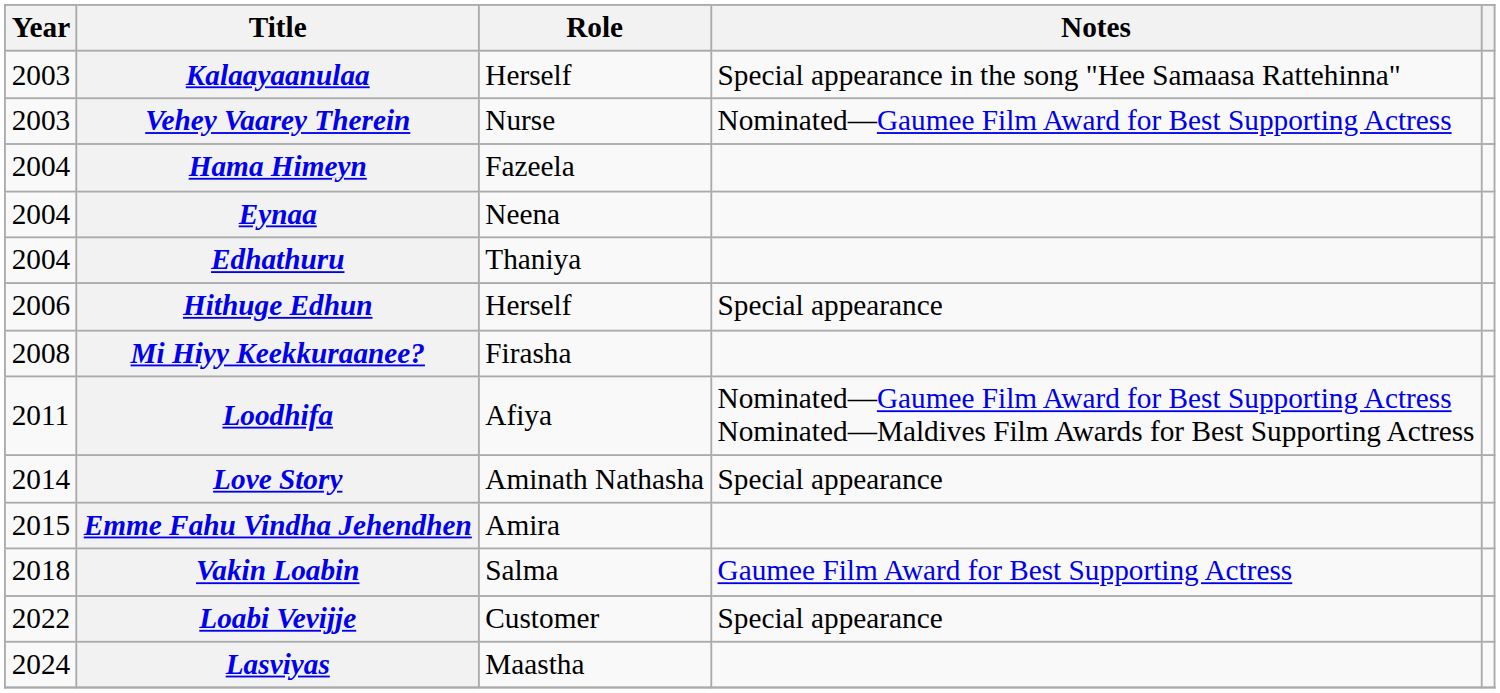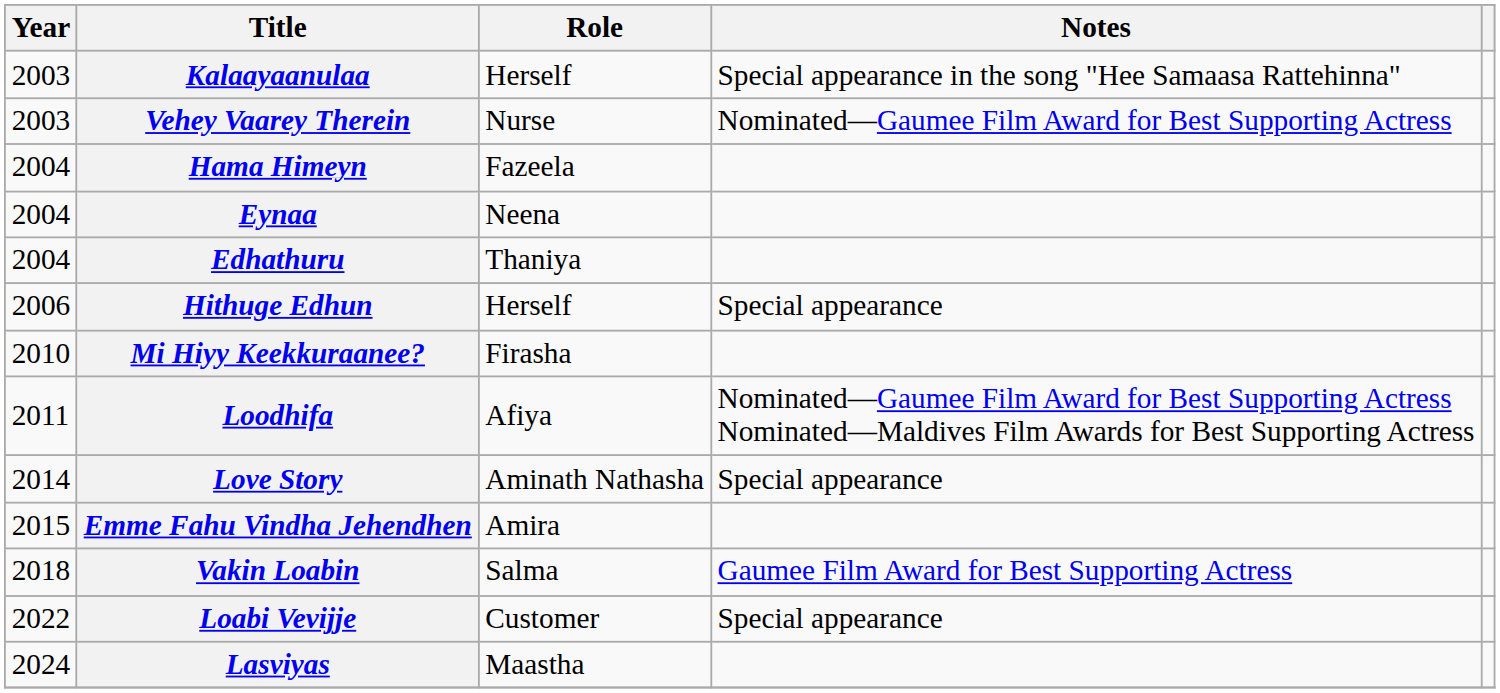(41, 352) 2008 -> (41, 352) 2010
